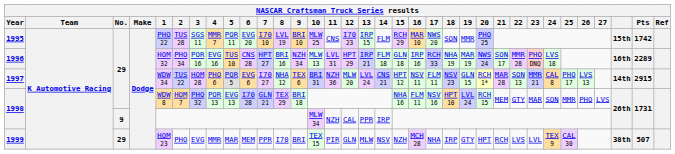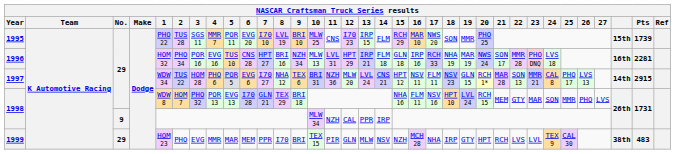(643, 38) 1742 -> (643, 38) 1739
(643, 58) 2289 -> (643, 58) 2281
(643, 139) 507 -> (643, 139) 483
